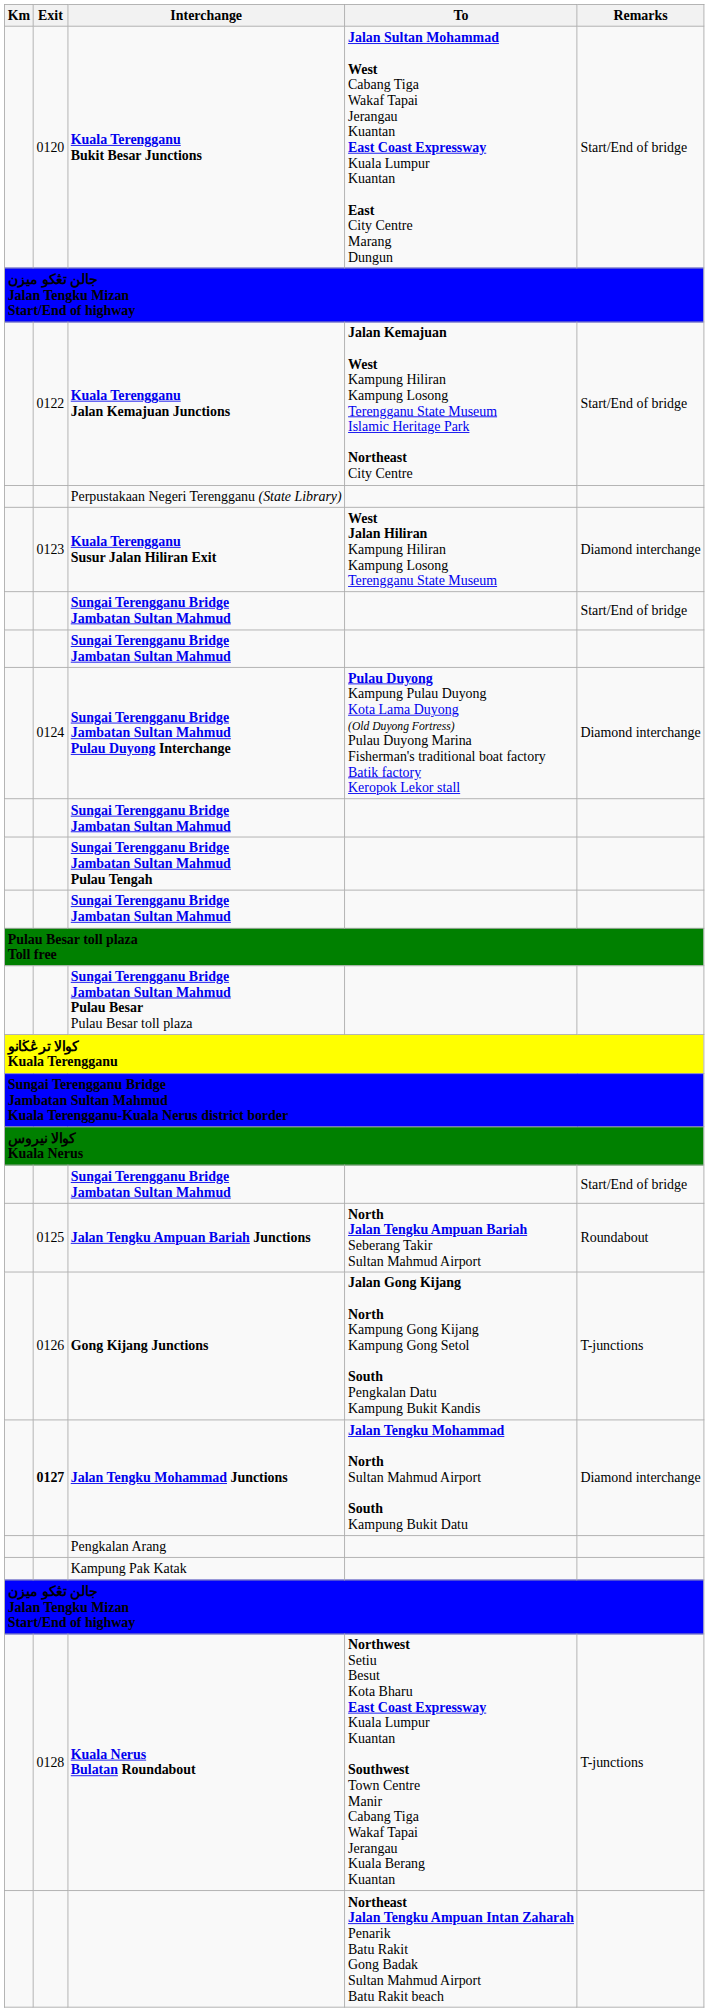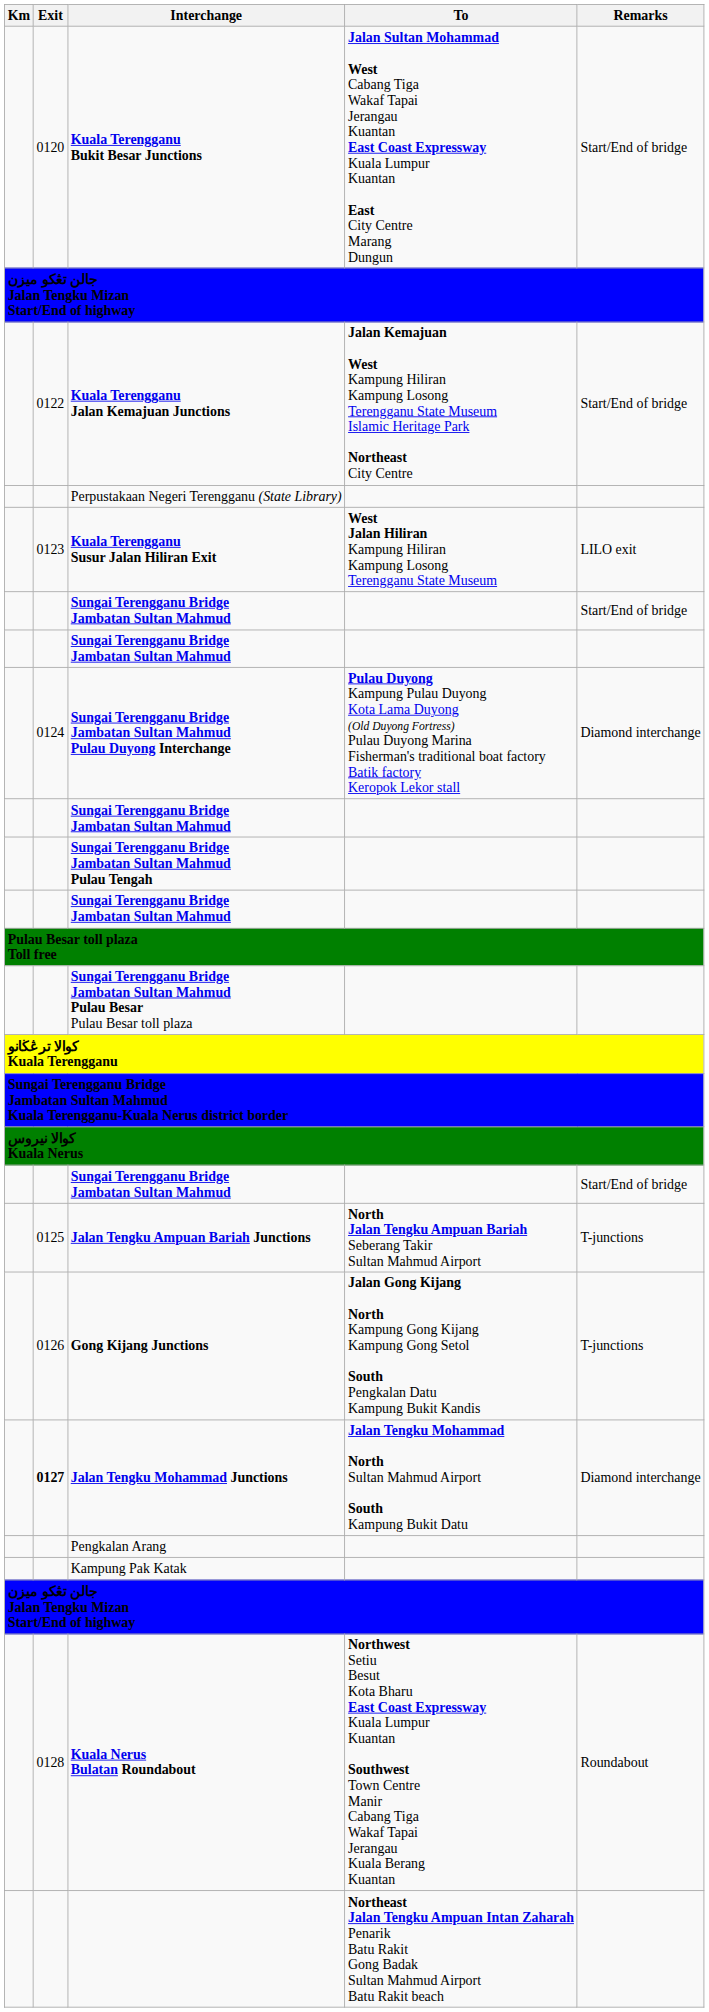(641, 549) Diamond interchange -> (608, 549) LILO exit
(614, 1237) Roundabout -> (612, 1237) T-junctions
(612, 1762) T-junctions -> (614, 1762) Roundabout
